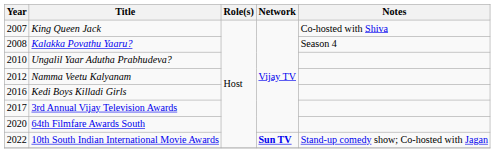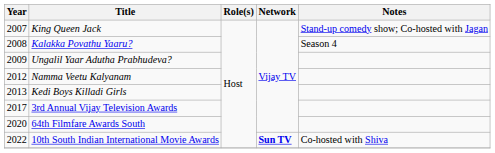(344, 28) Co-hosted with Shiva -> (394, 28) Stand-up comedy show; Co-hosted with Jagan
(17, 60) 2010 -> (17, 60) 2009
(17, 92) 2016 -> (17, 92) 2013
(394, 140) Stand-up comedy show; Co-hosted with Jagan -> (344, 140) Co-hosted with Shiva
